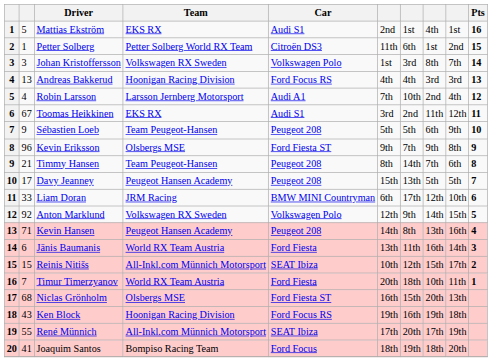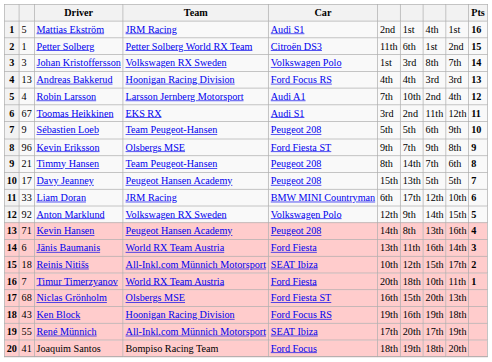(144, 29) EKS RX -> (151, 29) JRM Racing
(27, 264) 15 -> (27, 264) 18
